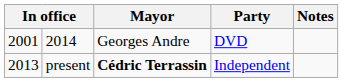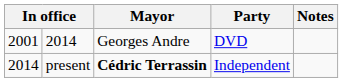(23, 65) 2013 -> (23, 65) 2014
